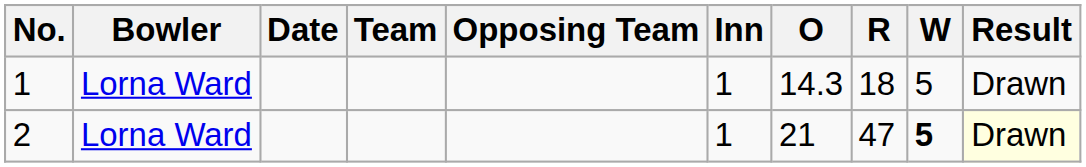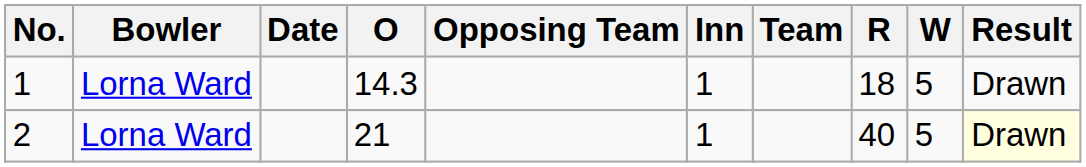columns swapped: (396, 30) <-> (811, 30)
(877, 135) 47 -> (877, 135) 40
(924, 135) bold -> (924, 135) normal
